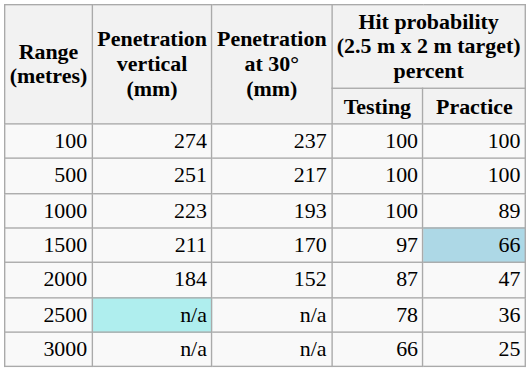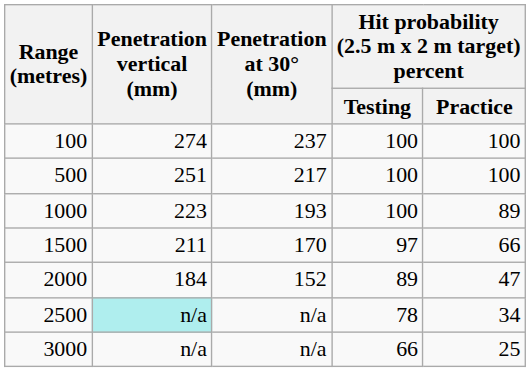(510, 245) lightblue background -> (510, 245) no background
(407, 279) 87 -> (407, 279) 89
(510, 314) 36 -> (510, 314) 34
